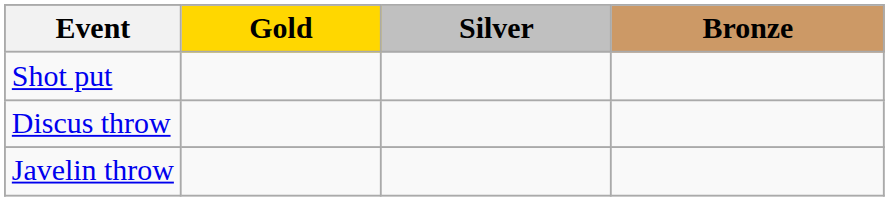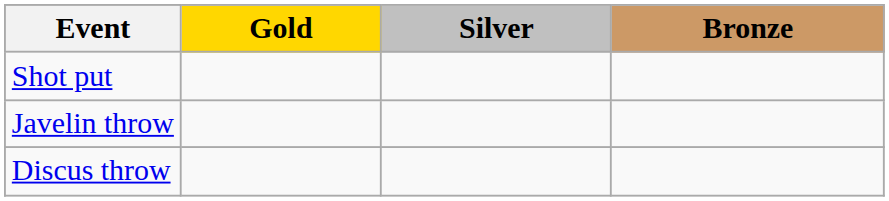rows swapped: (91, 123) <-> (93, 170)
